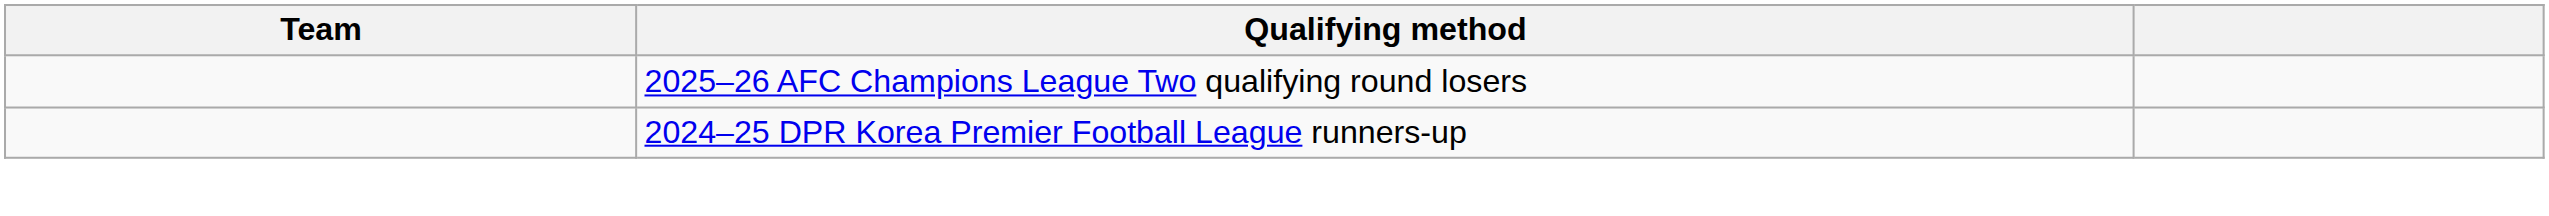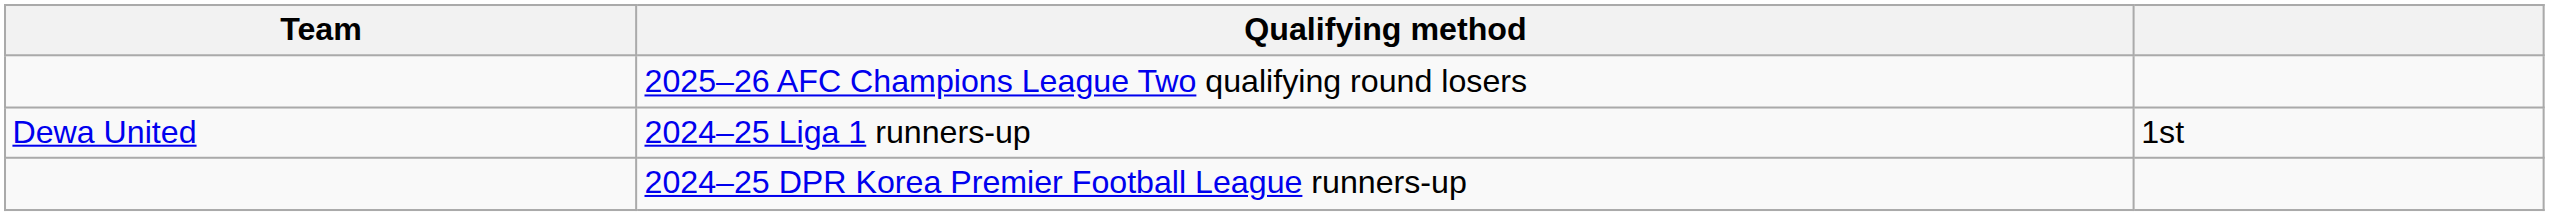+ row: (838, 132)
